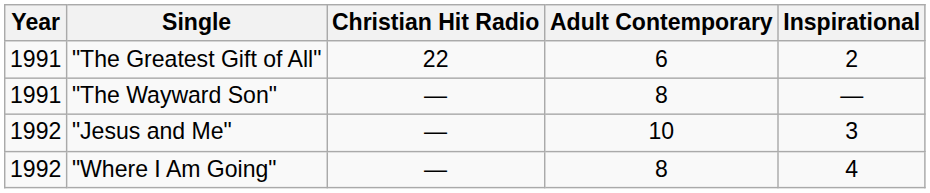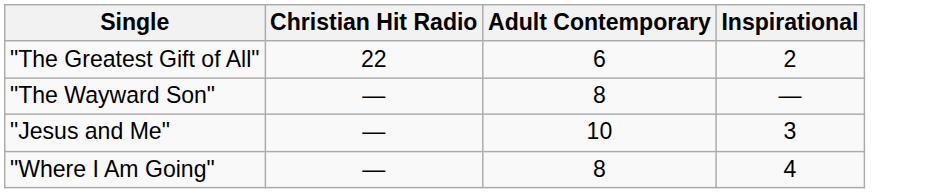- column: (36, 22)
